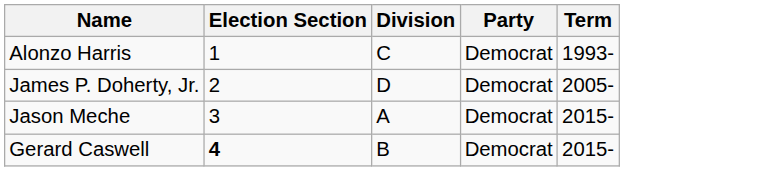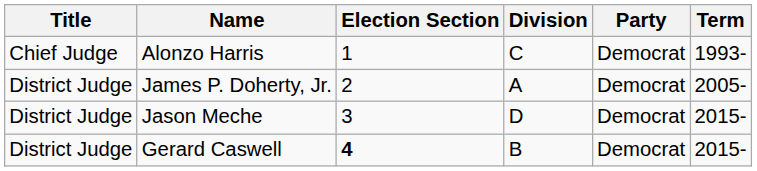+ column: (71, 20)
(384, 85) D -> (515, 85) A
(383, 117) A -> (516, 117) D
